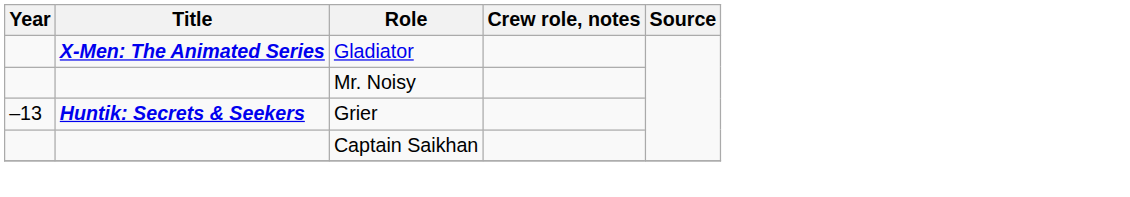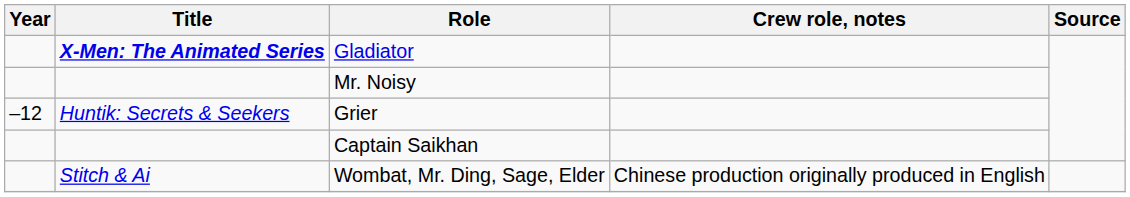(26, 113) –13 -> (26, 113) –12
(182, 113) bold -> (175, 113) normal
+ row: (469, 176)
